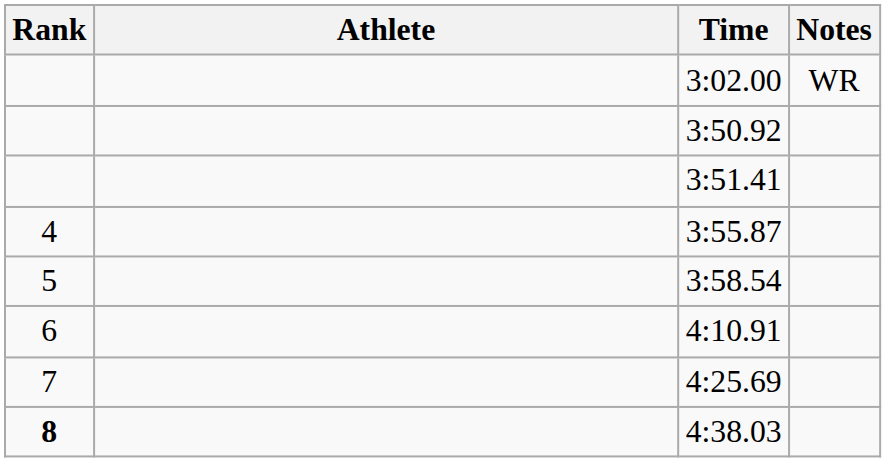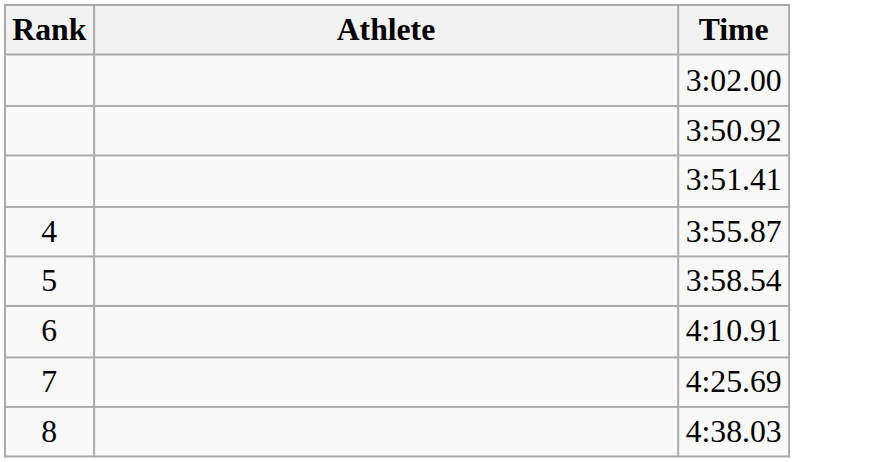- column: (834, 29)
(49, 431) bold -> (49, 431) normal
